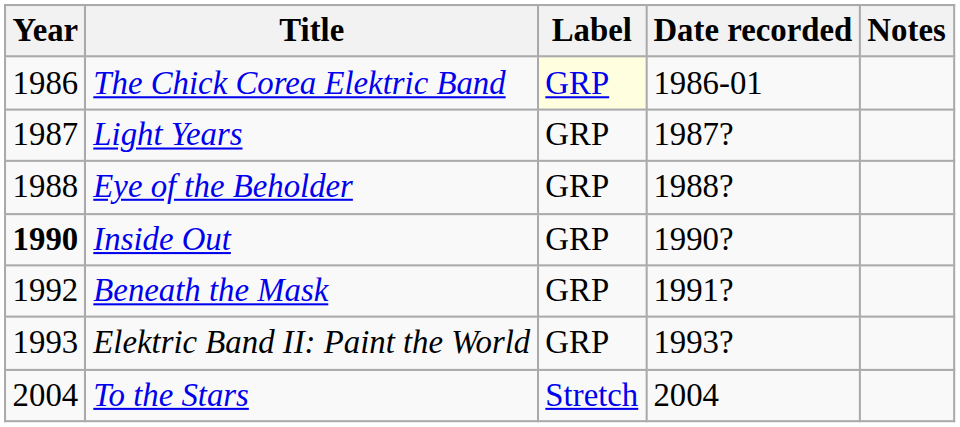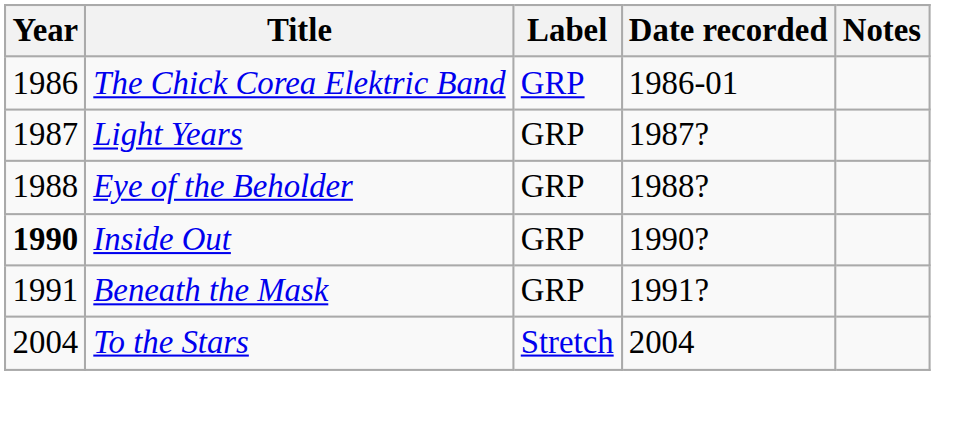(577, 82) lightyellow background -> (553, 82) no background
(45, 290) 1992 -> (45, 290) 1991
- row: (312, 342)
